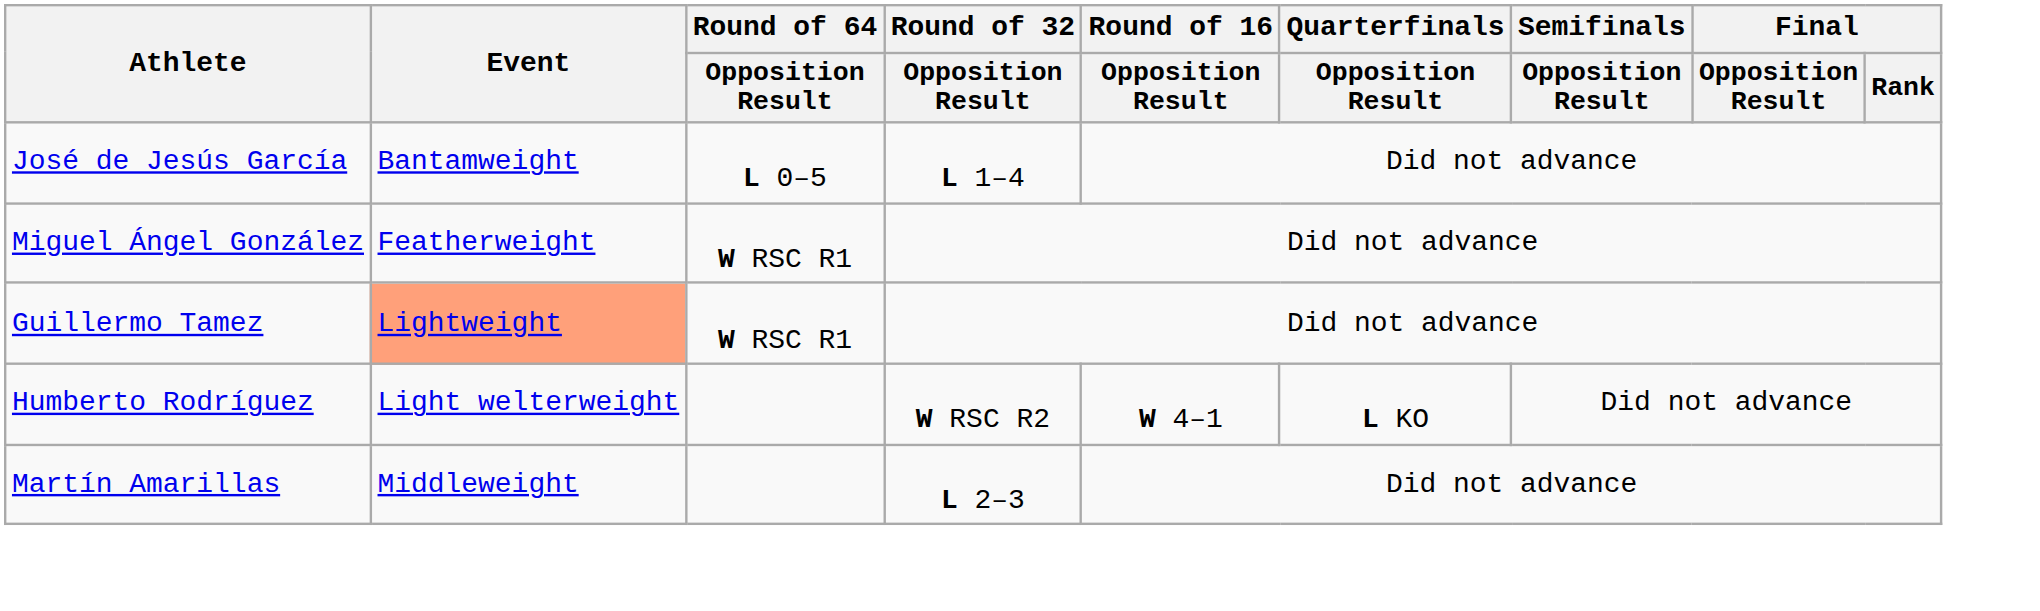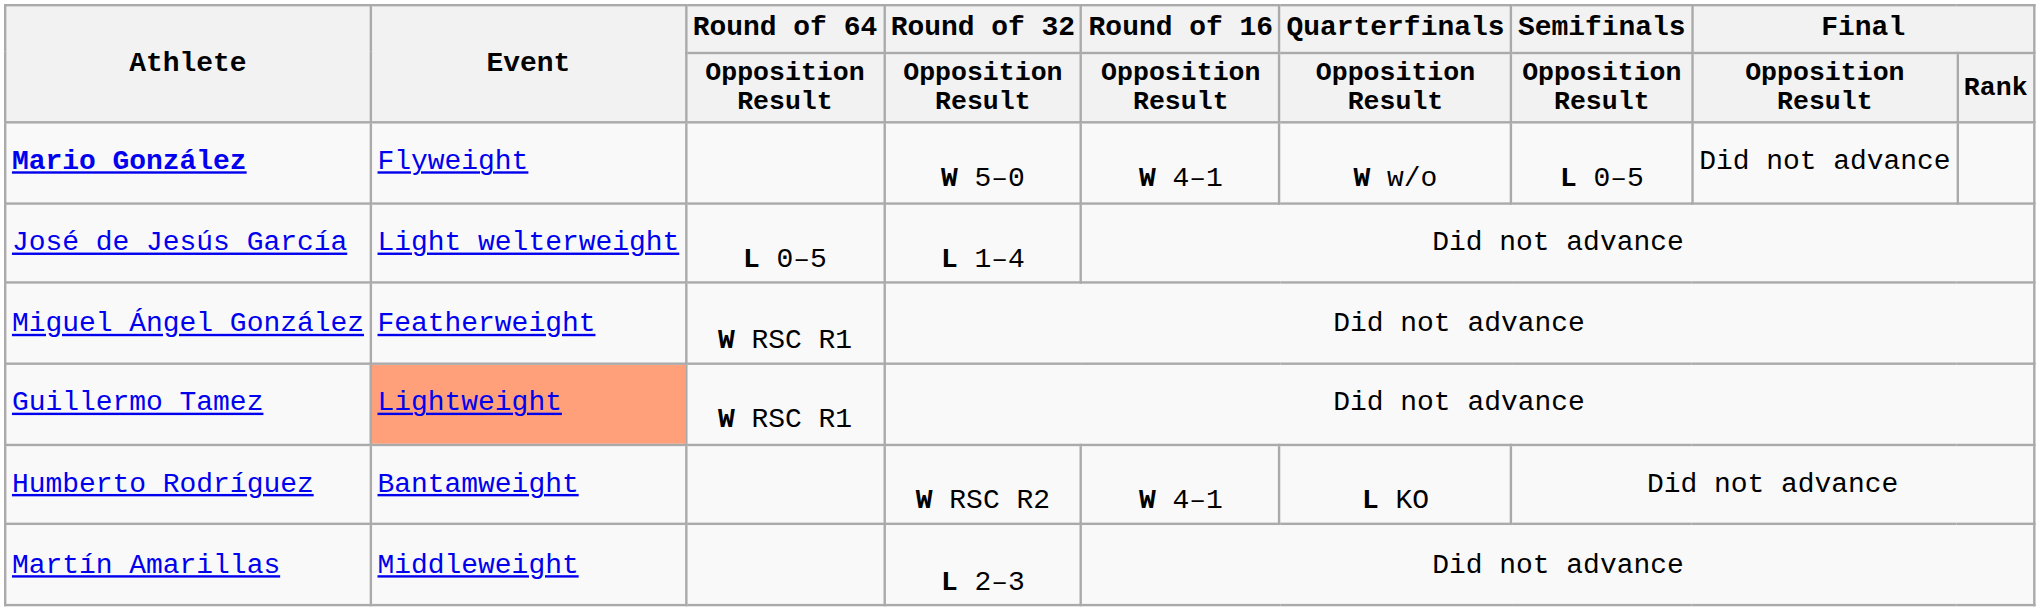+ row: (129, 162)
(478, 162) Bantamweight -> (528, 243) Light welterweight
(528, 404) Light welterweight -> (478, 484) Bantamweight
